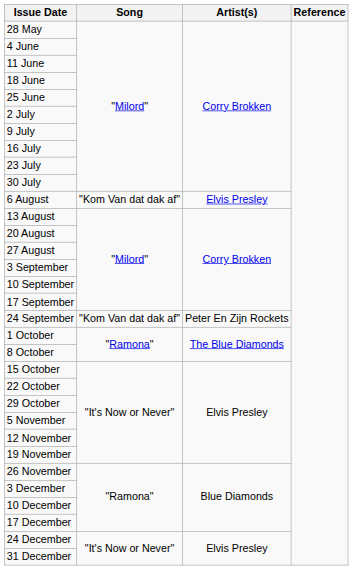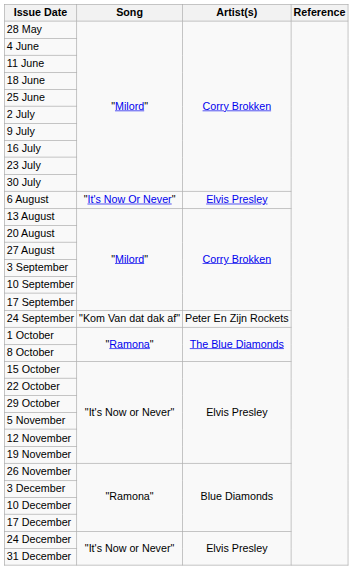(130, 200) "Kom Van dat dak af" -> (130, 200) "It's Now Or Never"
